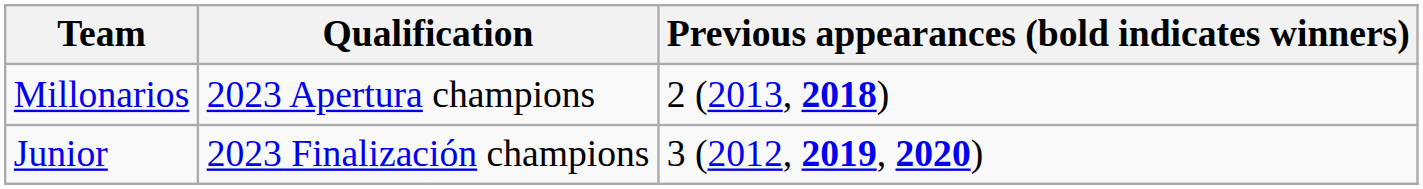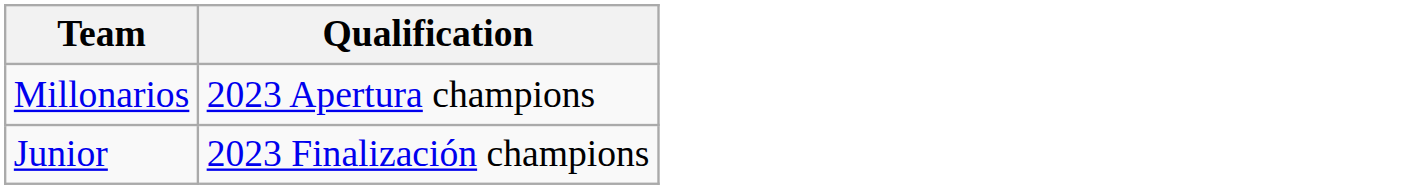- column: (1038, 34)
